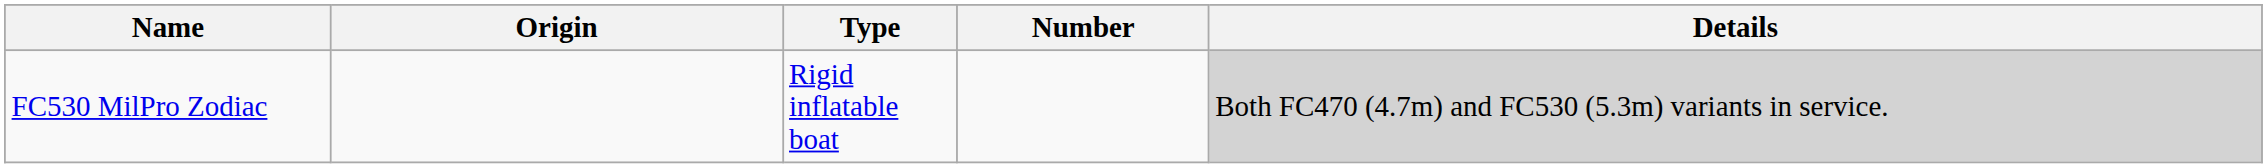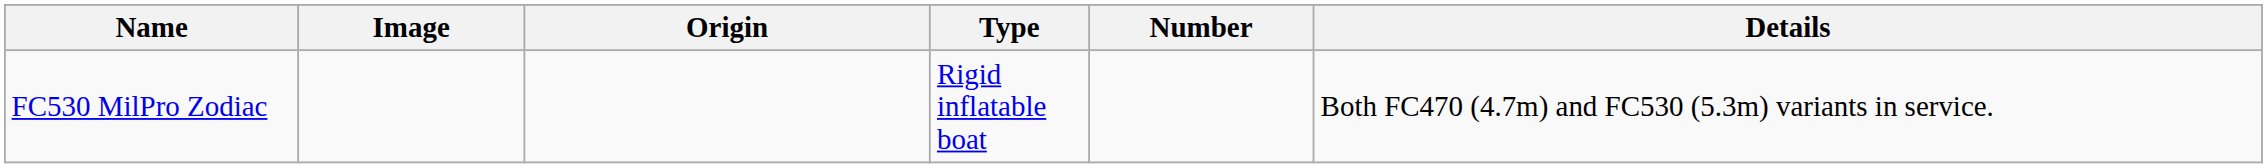+ column: (411, 27)
(1552, 105) lightgrey background -> (1657, 105) no background
